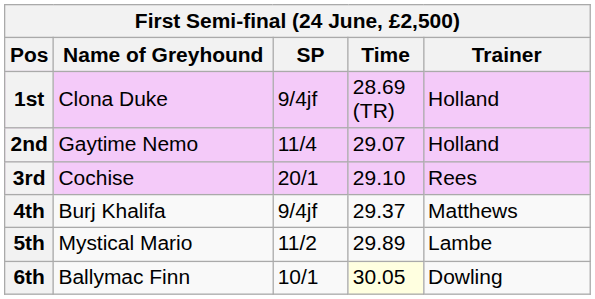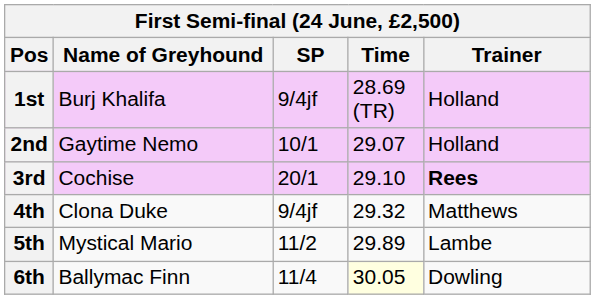(113, 99) Clona Duke -> (112, 99) Burj Khalifa
(297, 144) 11/4 -> (298, 144) 10/1
(453, 177) normal -> (453, 177) bold
(112, 210) Burj Khalifa -> (113, 210) Clona Duke
(379, 210) 29.37 -> (379, 210) 29.32
(298, 277) 10/1 -> (297, 277) 11/4
